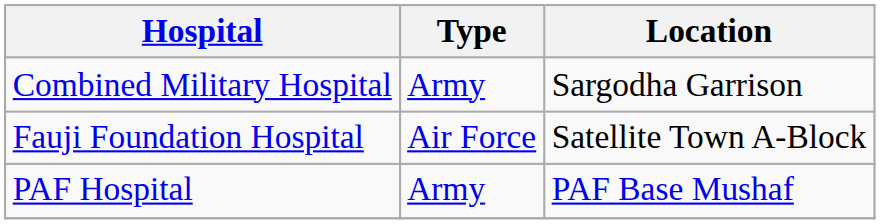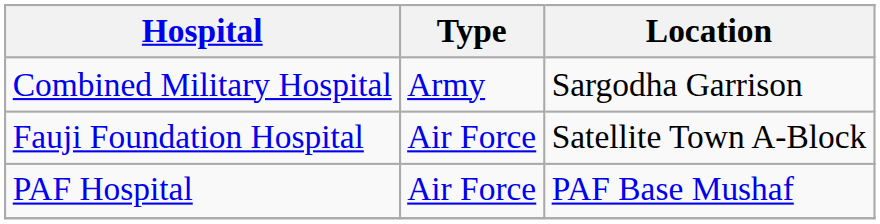(446, 190) Army -> (472, 190) Air Force
